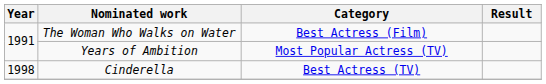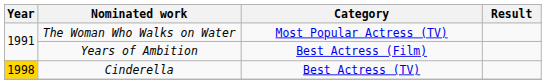(362, 32) Best Actress (Film) -> (362, 32) Most Popular Actress (TV)
(362, 51) Most Popular Actress (TV) -> (362, 51) Best Actress (Film)
(21, 70) no background -> (21, 70) gold background
